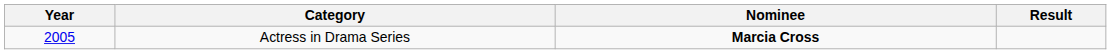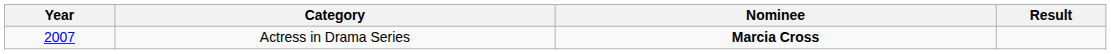(60, 37) 2005 -> (60, 37) 2007
